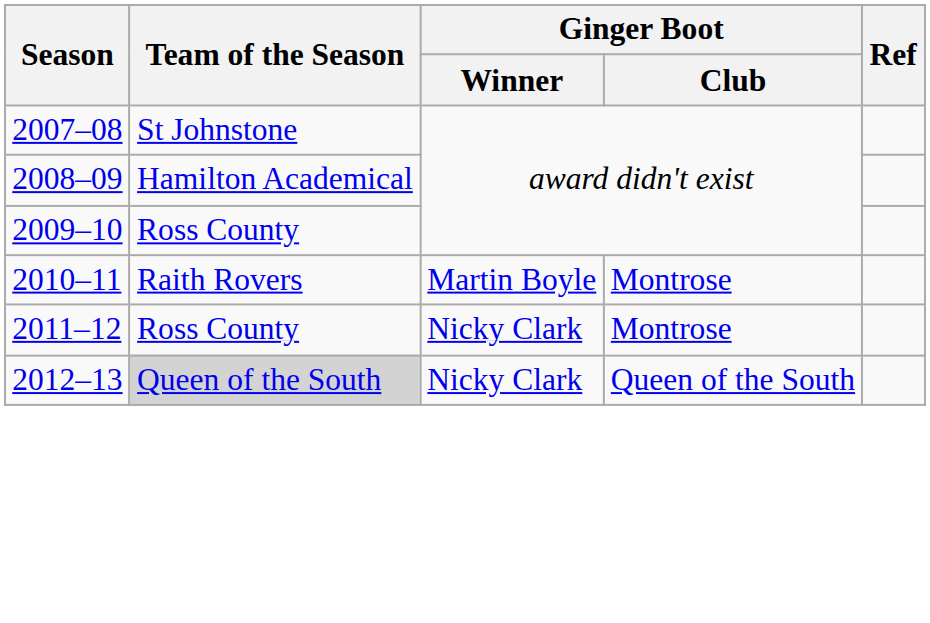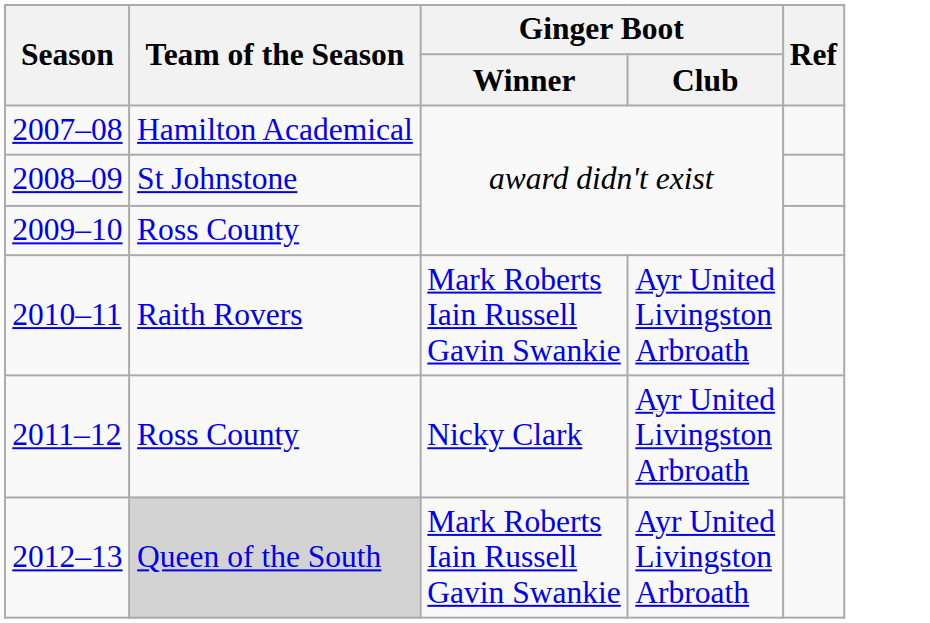(217, 129) St Johnstone -> (275, 129) Hamilton Academical
(275, 179) Hamilton Academical -> (217, 179) St Johnstone
(512, 279) Martin Boyle -> (524, 314) Mark Roberts Iain Russell Gavin Swankie
(671, 279) Montrose -> (705, 314) Ayr United Livingston Arbroath
(671, 329) Montrose -> (705, 435) Ayr United Livingston Arbroath
(505, 379) Nicky Clark -> (524, 556) Mark Roberts Iain Russell Gavin Swankie
(733, 379) Queen of the South -> (705, 556) Ayr United Livingston Arbroath
